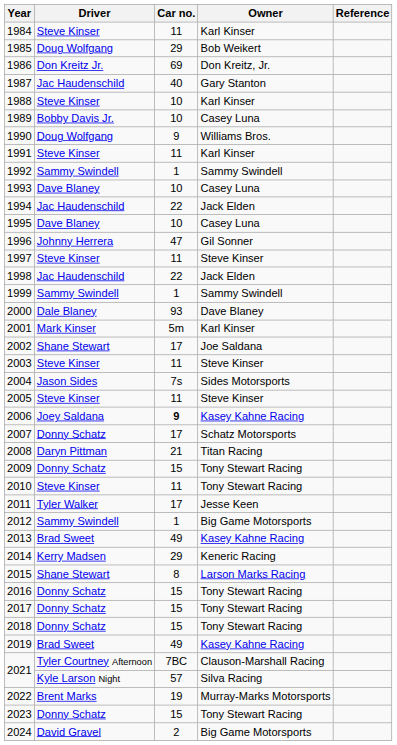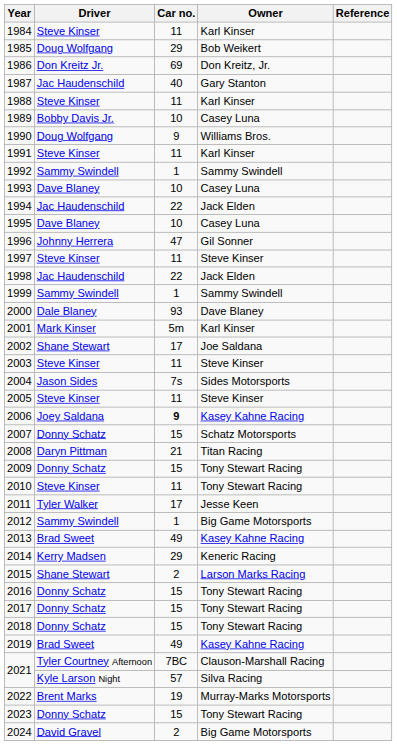(176, 101) 10 -> (176, 101) 11
(176, 434) 17 -> (176, 434) 15
(176, 574) 8 -> (176, 574) 2
